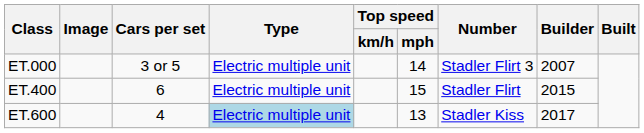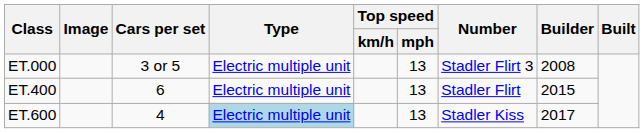(418, 66) 14 -> (418, 66) 13
(558, 66) 2007 -> (558, 66) 2008
(418, 90) 15 -> (418, 90) 13
